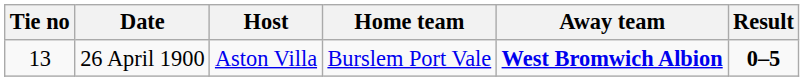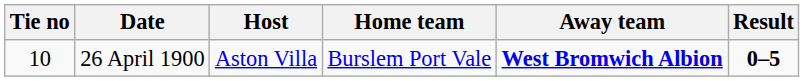(40, 57) 13 -> (40, 57) 10
